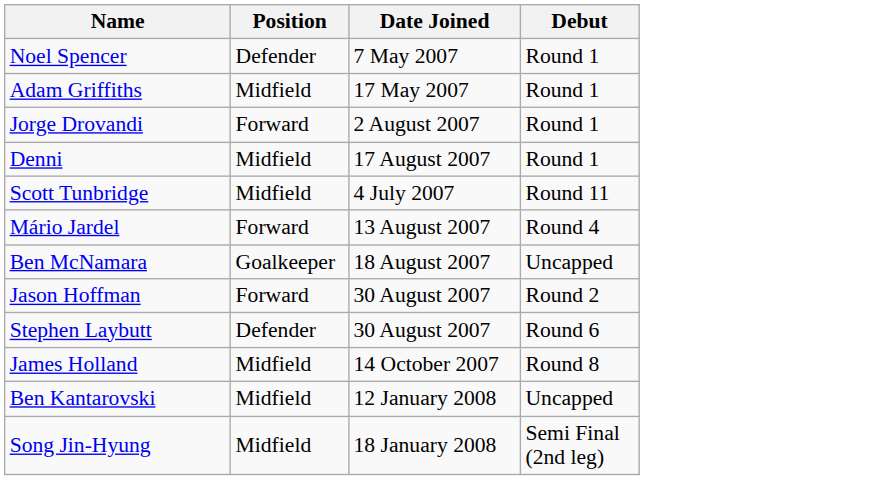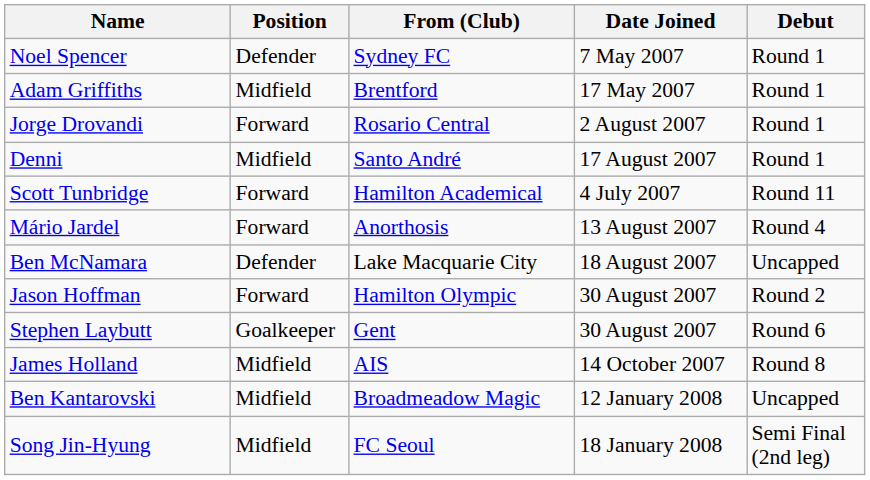+ column: (462, 21)
(273, 192) Midfield -> (272, 192) Forward
(285, 261) Goalkeeper -> (276, 261) Defender
(276, 329) Defender -> (285, 329) Goalkeeper
